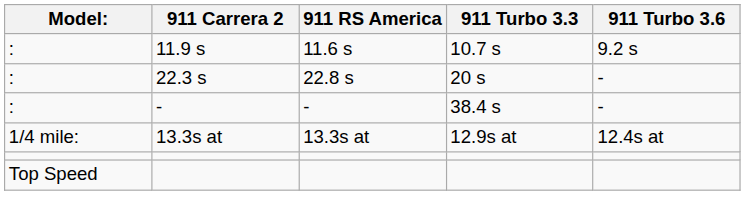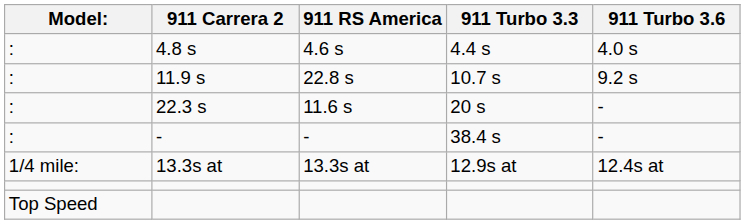+ row: (14, 48)
(328, 48) 11.6 s -> (328, 78) 22.8 s
(328, 78) 22.8 s -> (328, 107) 11.6 s
